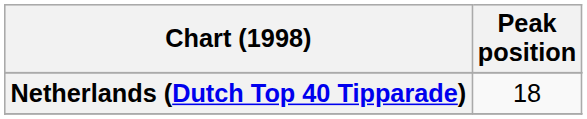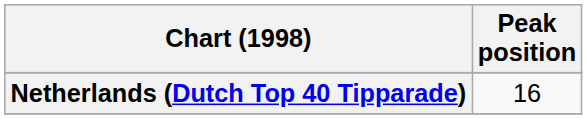(527, 93) 18 -> (527, 93) 16
